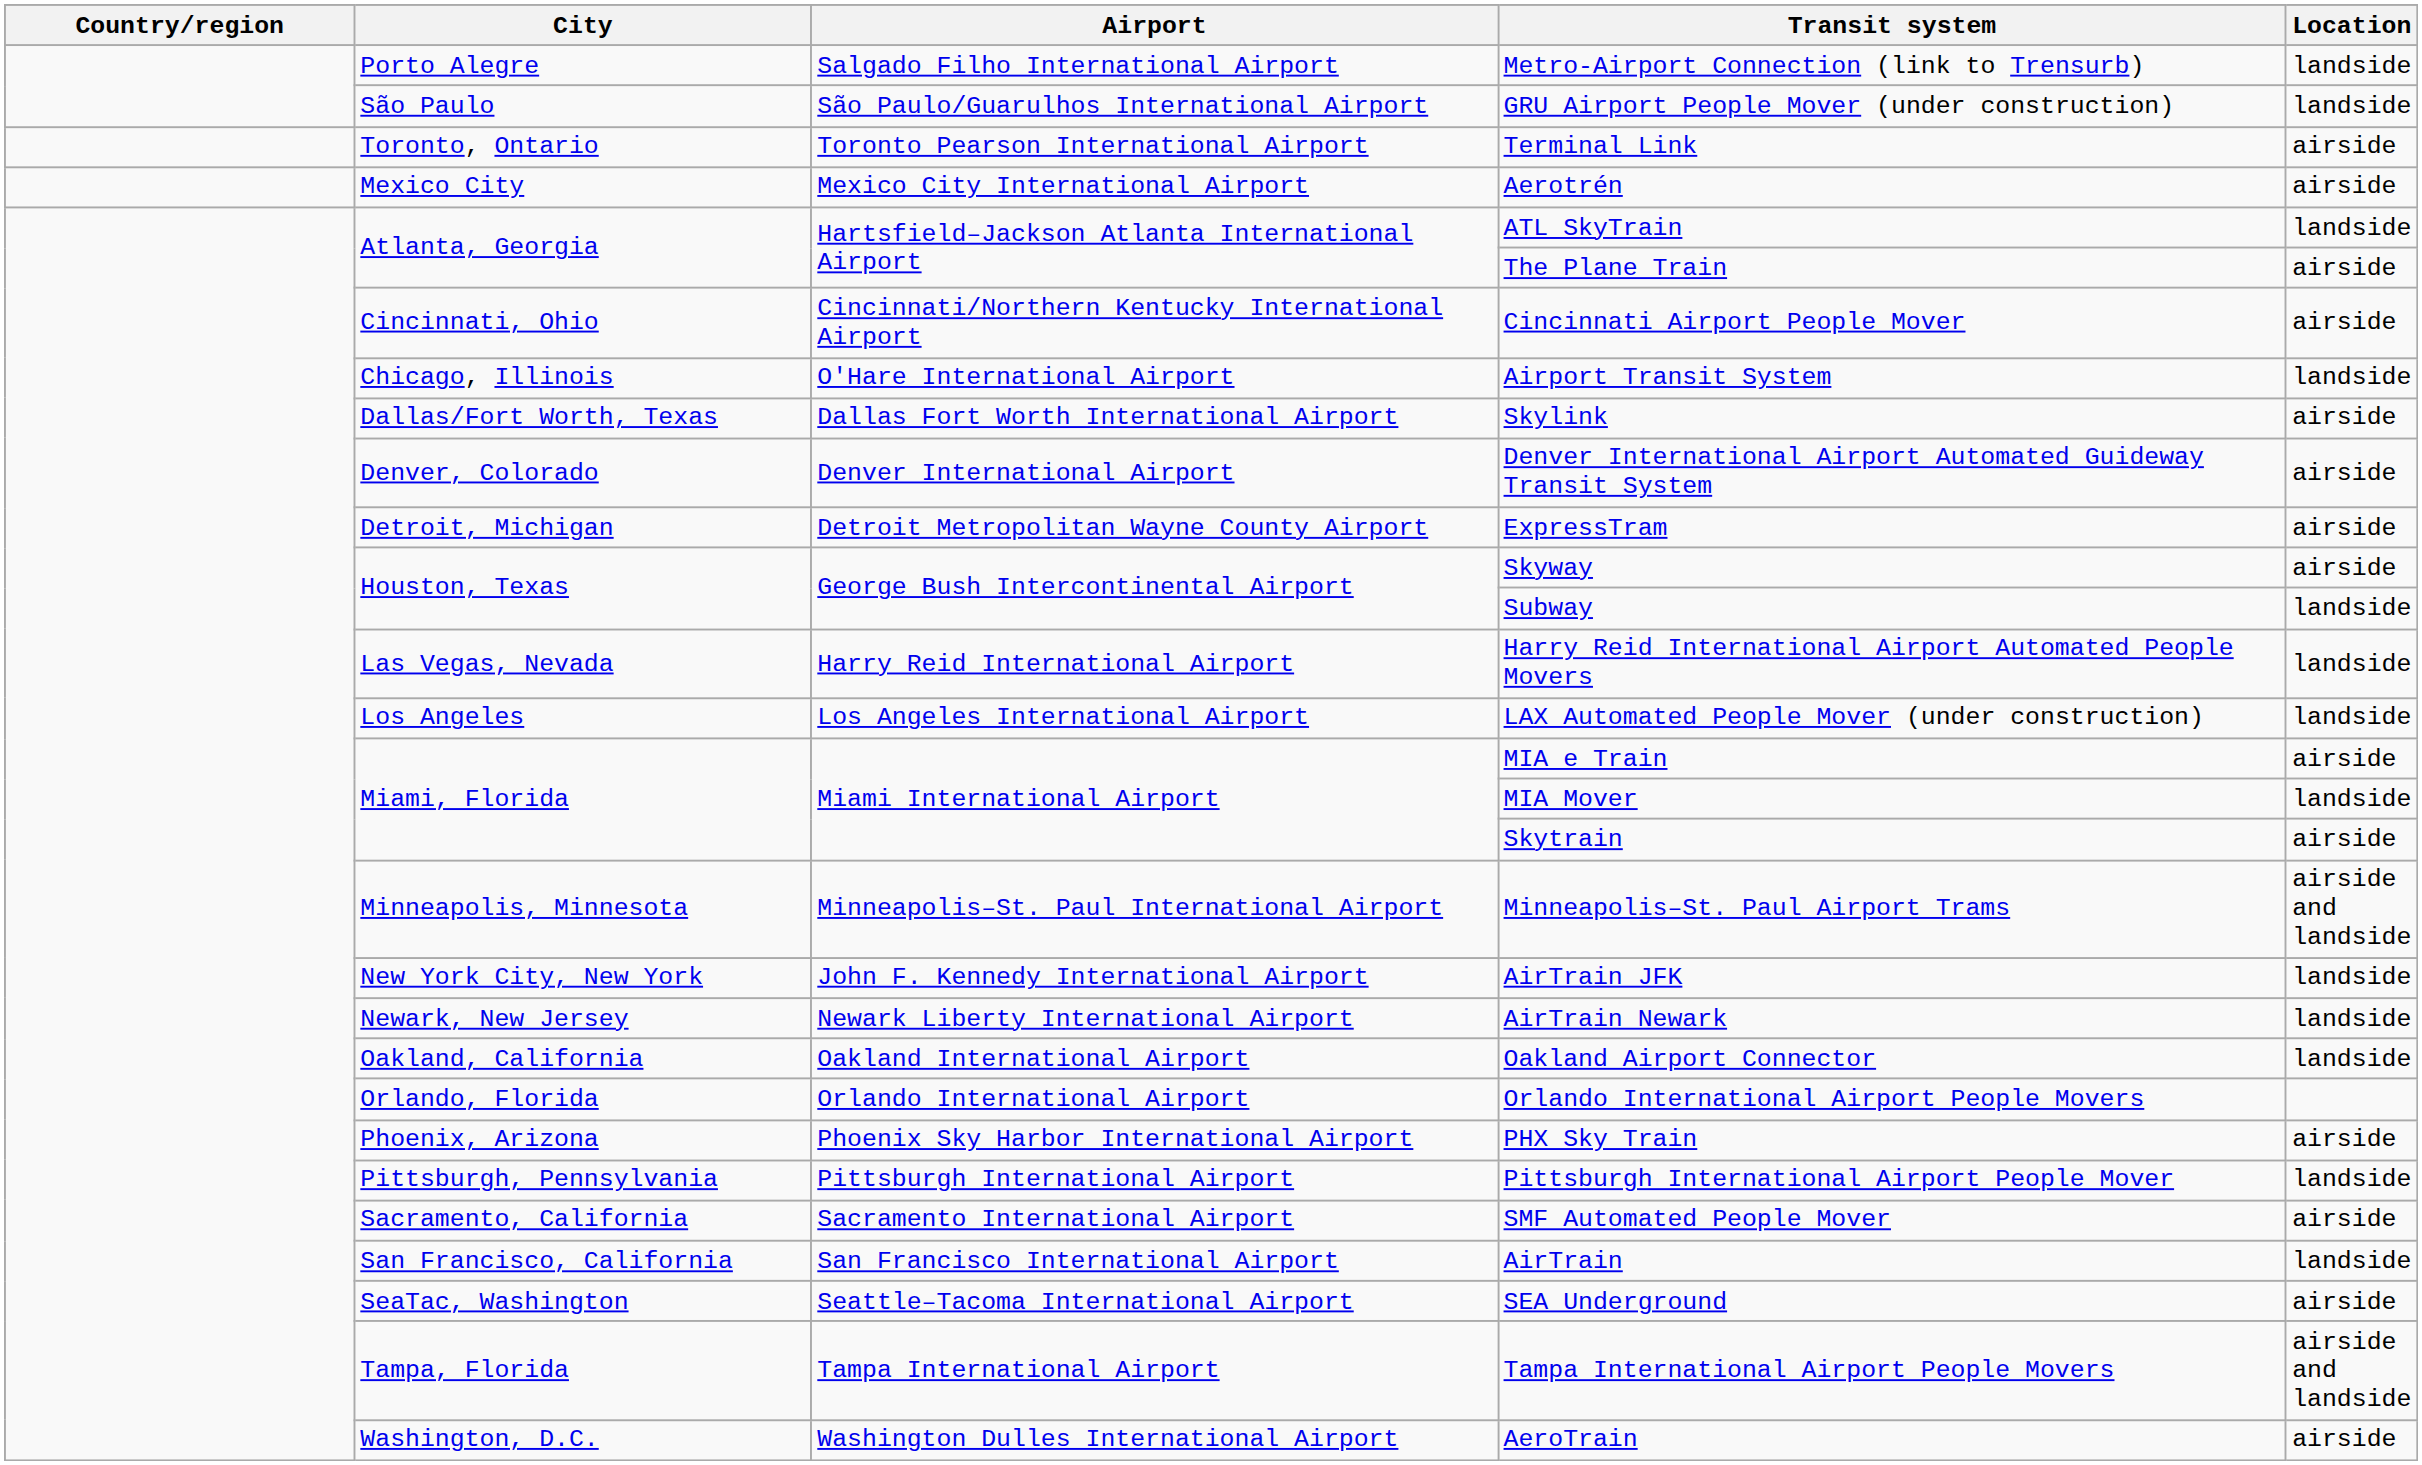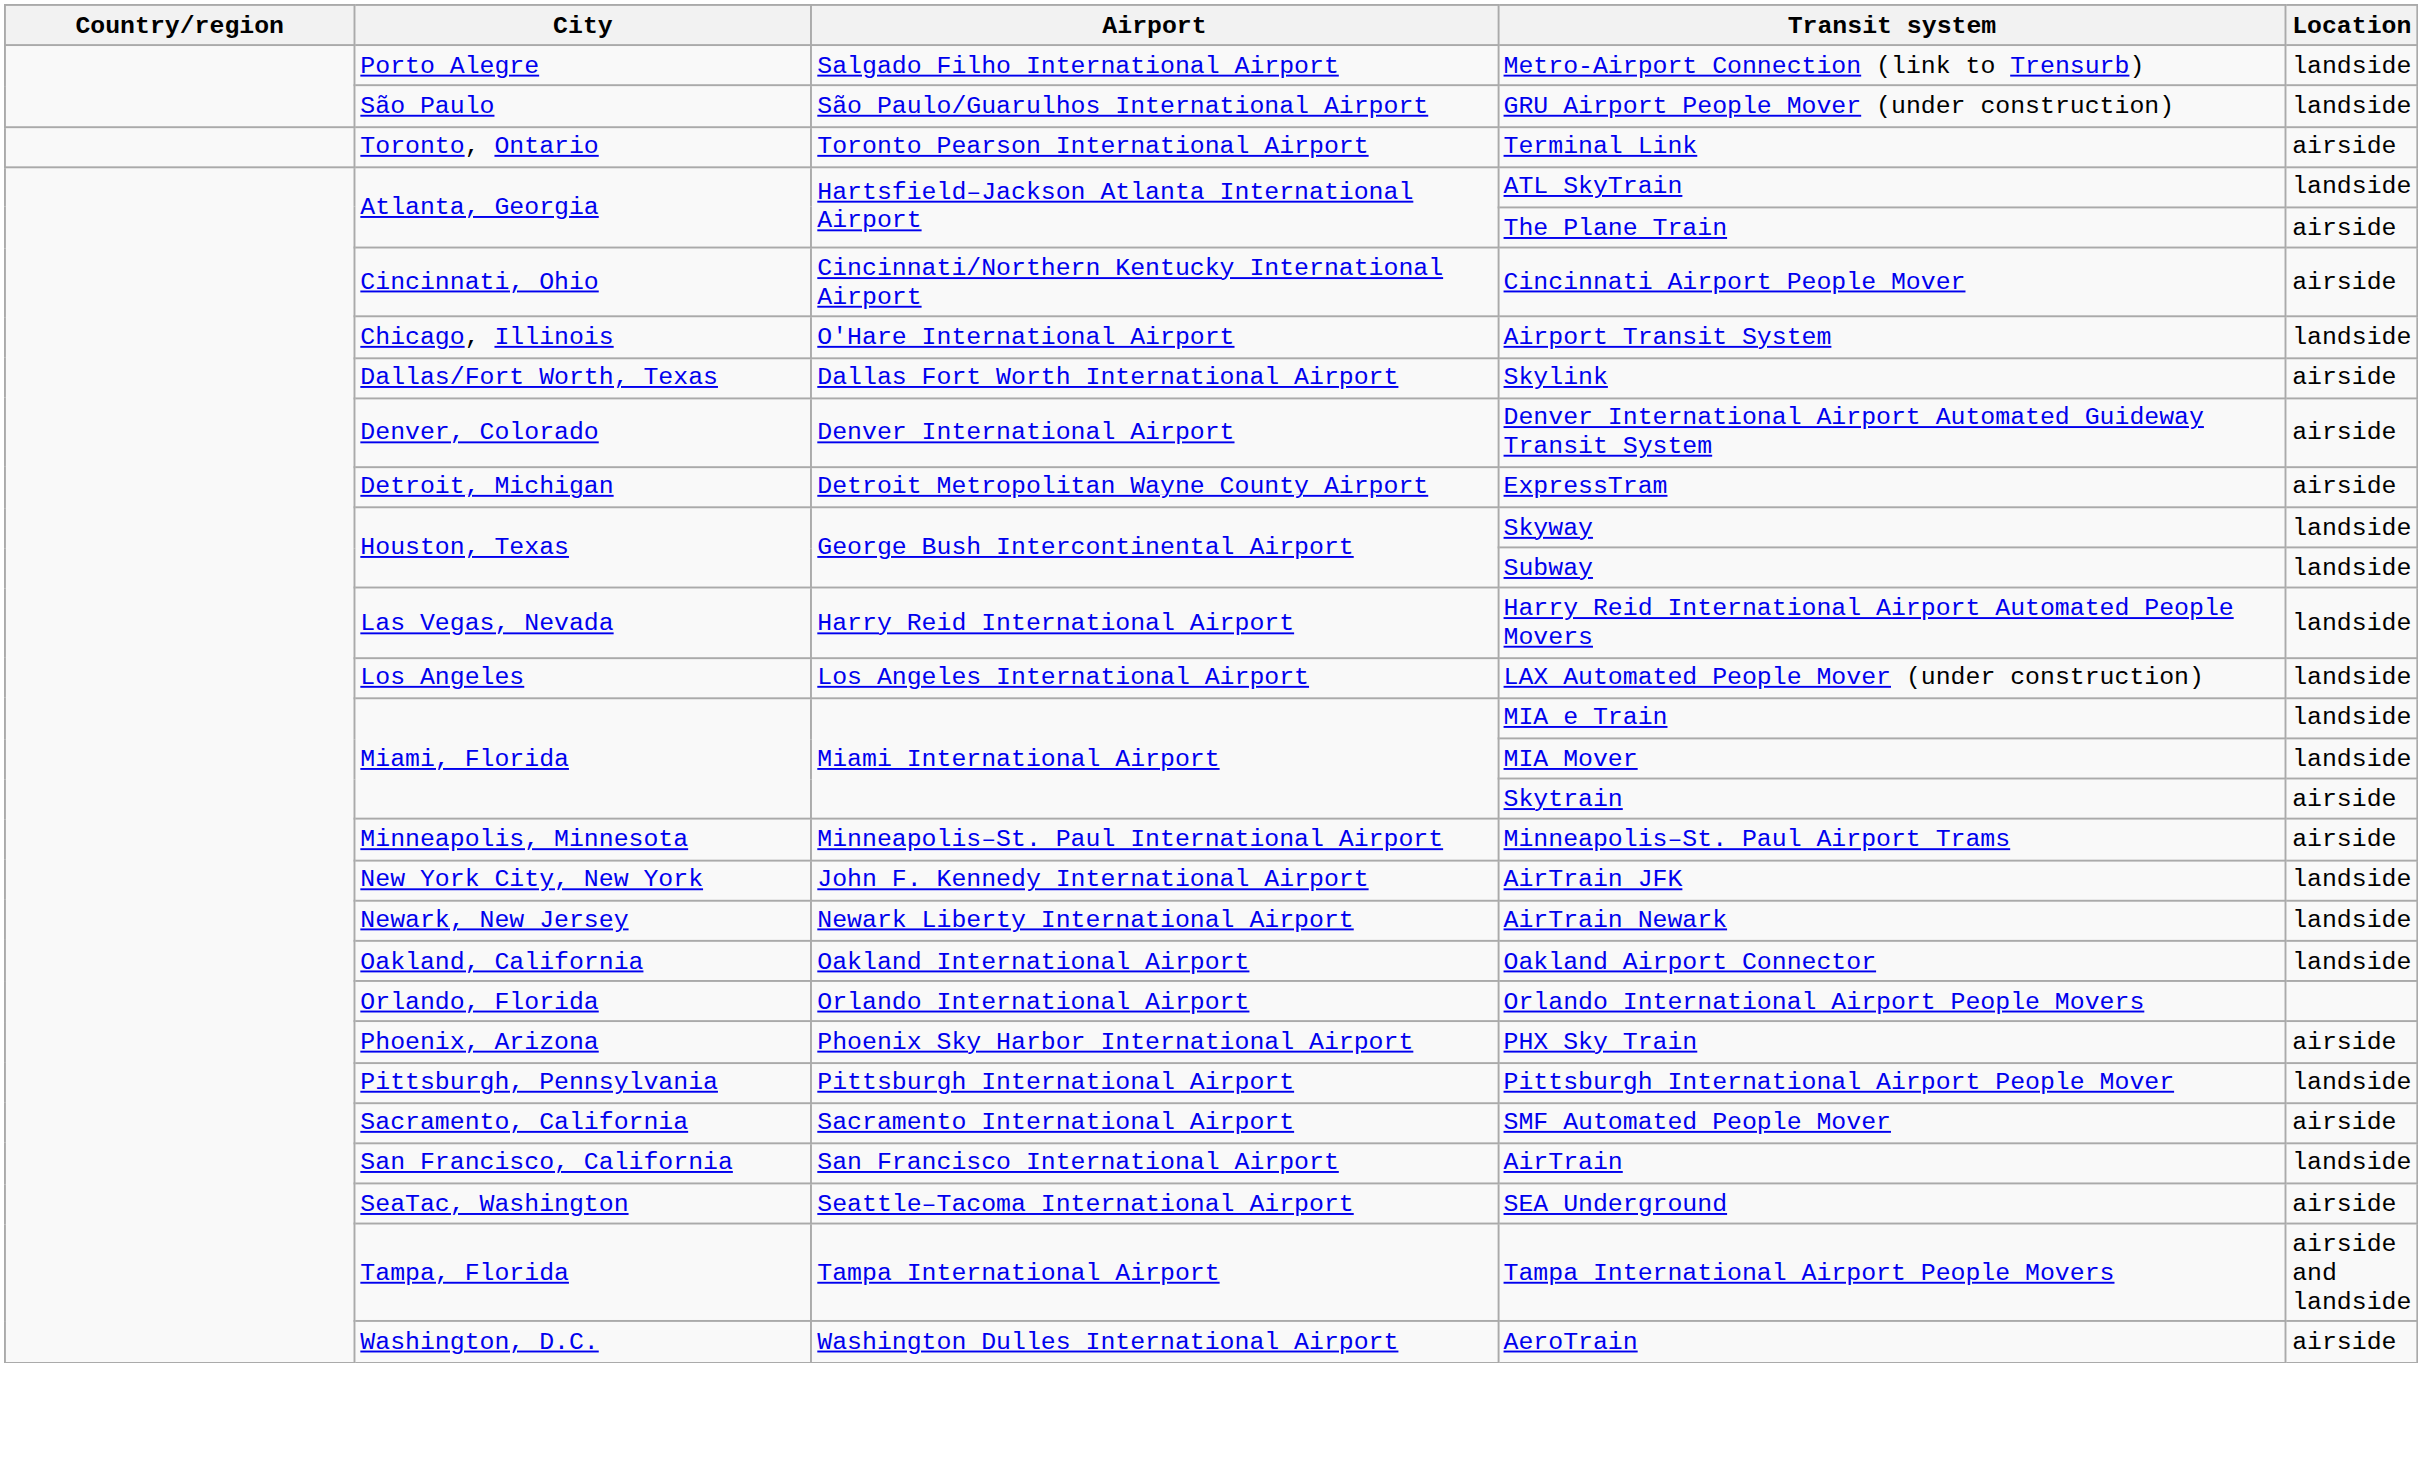- row: (1563, 187)
(2344, 568) airside -> (2352, 528) landside
(2344, 759) airside -> (2352, 718) landside
(2352, 909) airside and landside -> (2344, 840) airside
